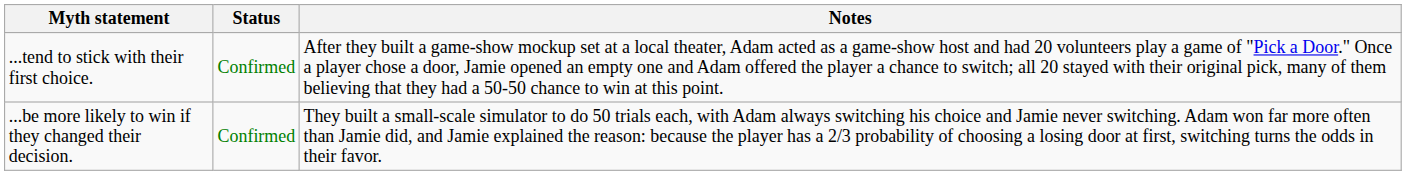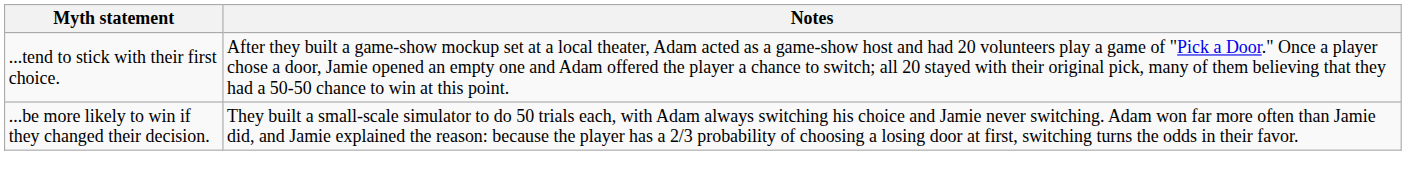- column: (256, 18)
